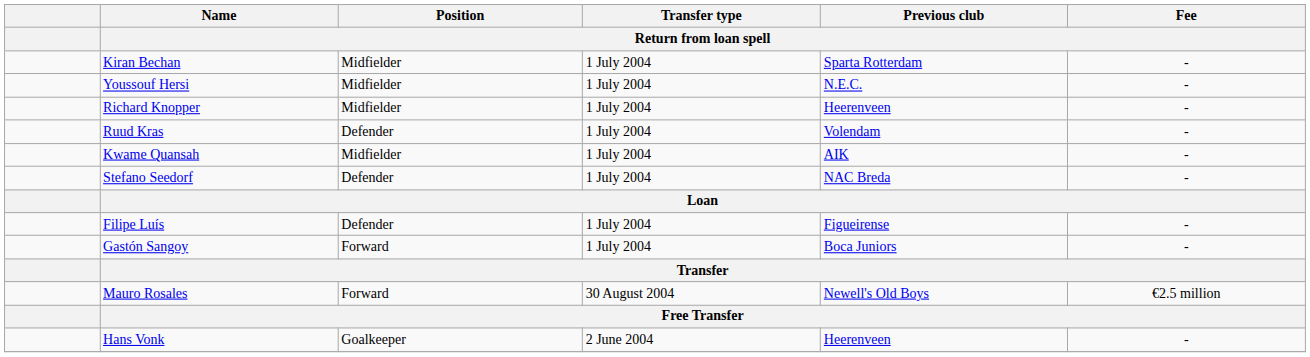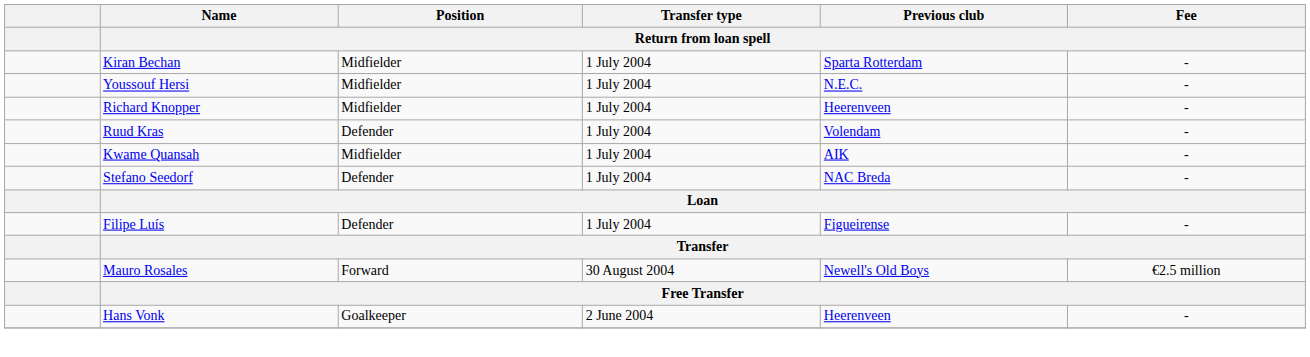- row: (146, 246)
